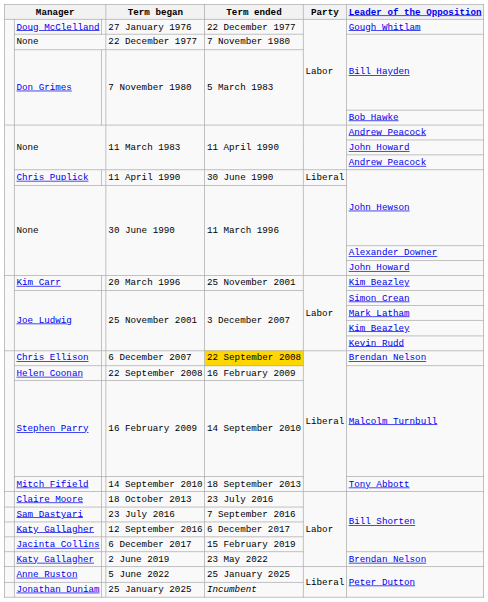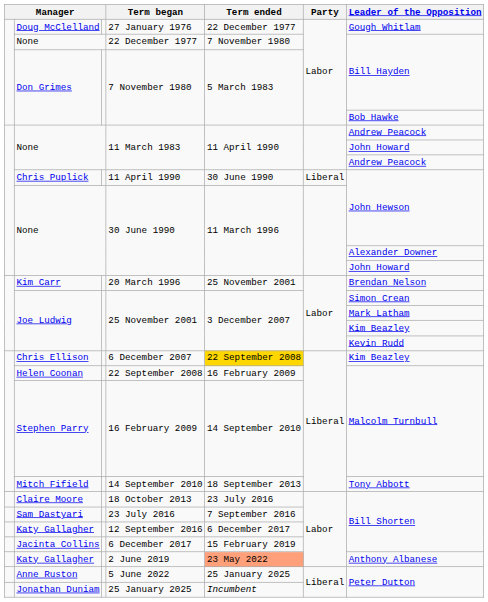(379, 283) Kim Beazley -> (387, 283) Brendan Nelson
(387, 358) Brendan Nelson -> (379, 358) Kim Beazley
(237, 559) no background -> (237, 559) lightsalmon background
(387, 559) Brendan Nelson -> (393, 559) Anthony Albanese
